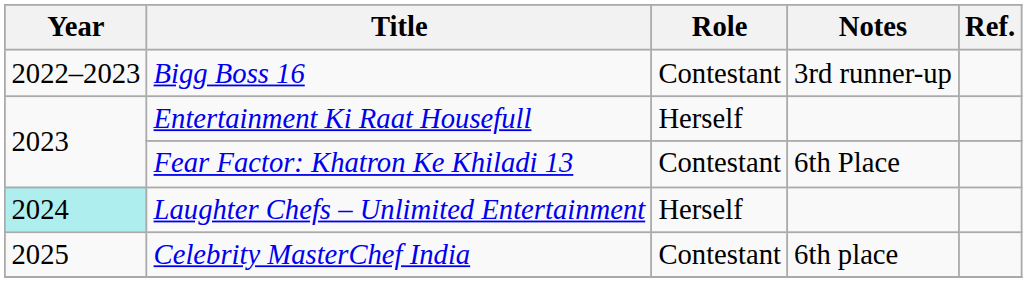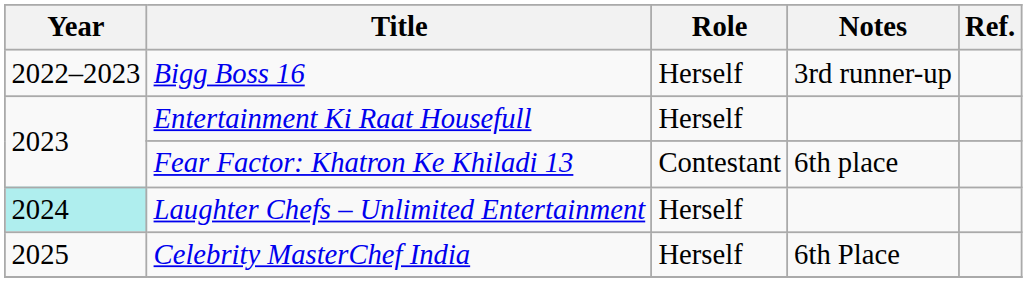(720, 72) Contestant -> (701, 72) Herself
(847, 163) 6th Place -> (846, 163) 6th place
(720, 254) Contestant -> (701, 254) Herself
(846, 254) 6th place -> (847, 254) 6th Place
